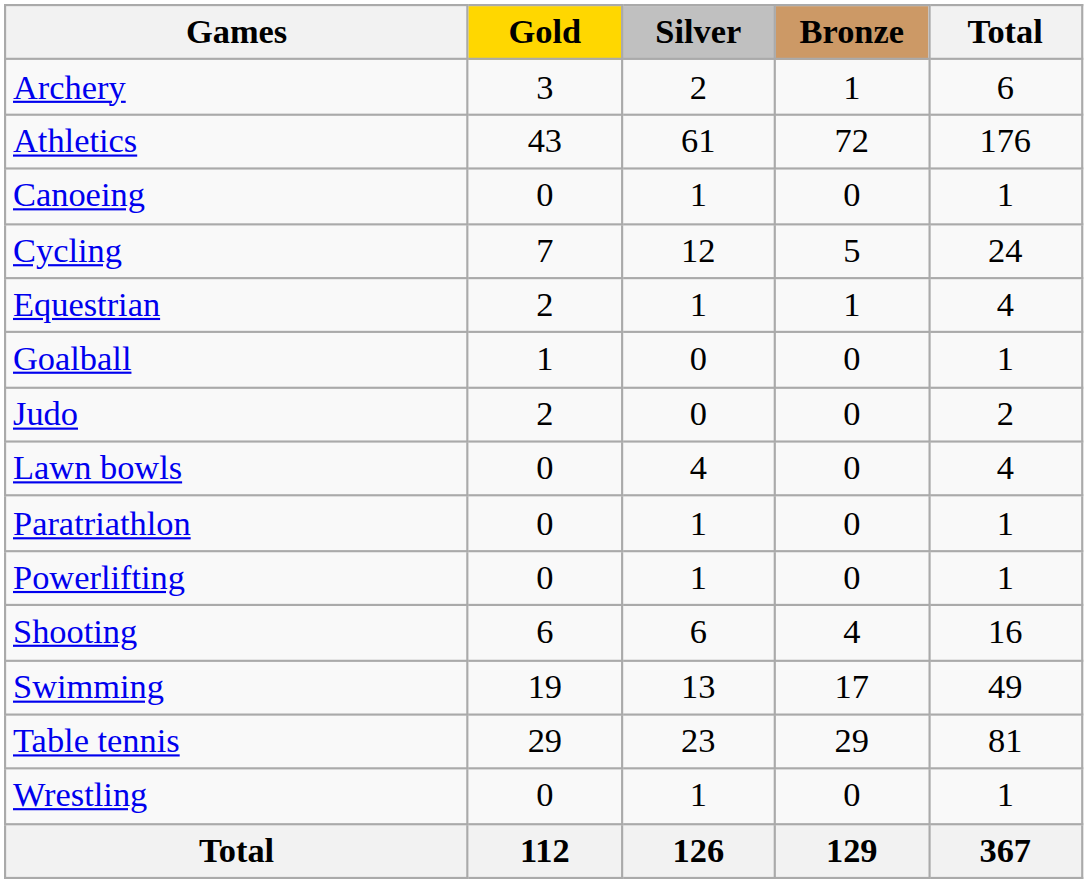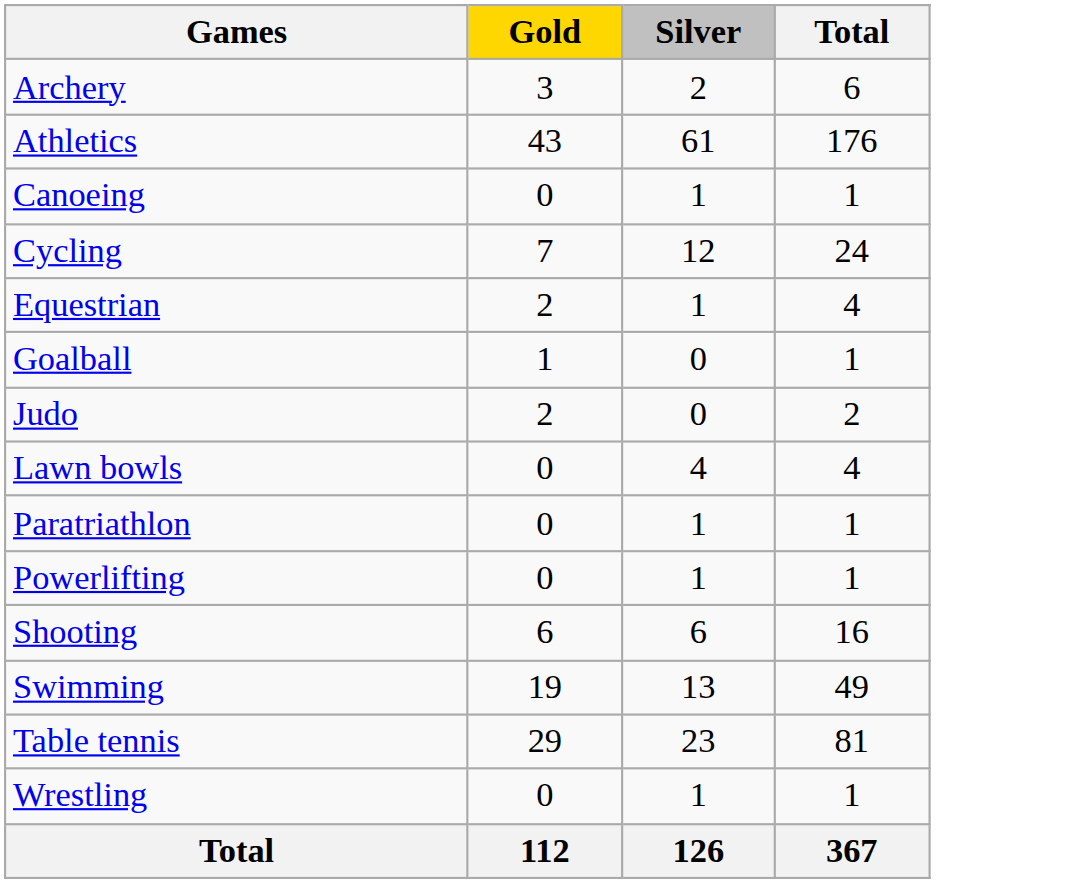- column: (852, 31)
